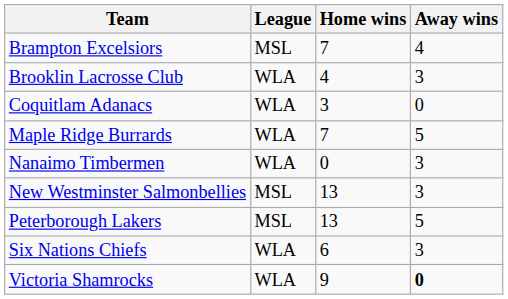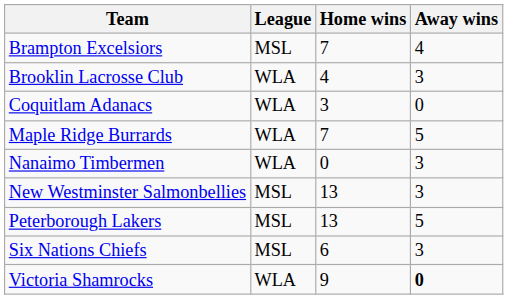(275, 250) WLA -> (273, 250) MSL
